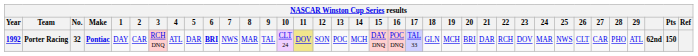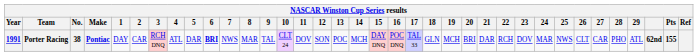(13, 40) 1992 -> (13, 40) 1991
(77, 40) 32 -> (77, 40) 38
(303, 40) khaki background -> (303, 40) no background
(671, 40) 150 -> (671, 40) 155
